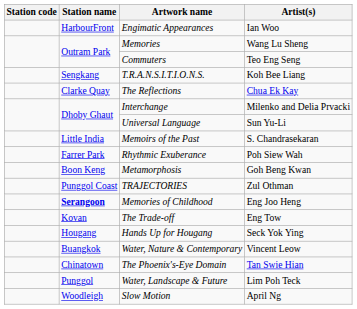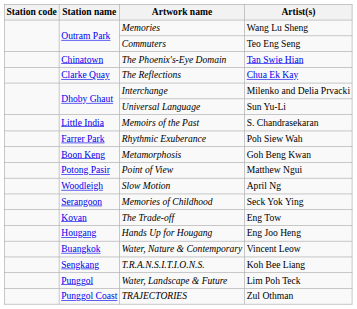- row: (168, 28)
rows swapped: (174, 265) <-> (163, 75)
+ row: (147, 170)
rows swapped: (146, 296) <-> (154, 186)
(83, 202) bold -> (82, 202) normal
(274, 202) Eng Joo Heng -> (275, 202) Seck Yok Ying
(275, 233) Seck Yok Ying -> (274, 233) Eng Joo Heng
